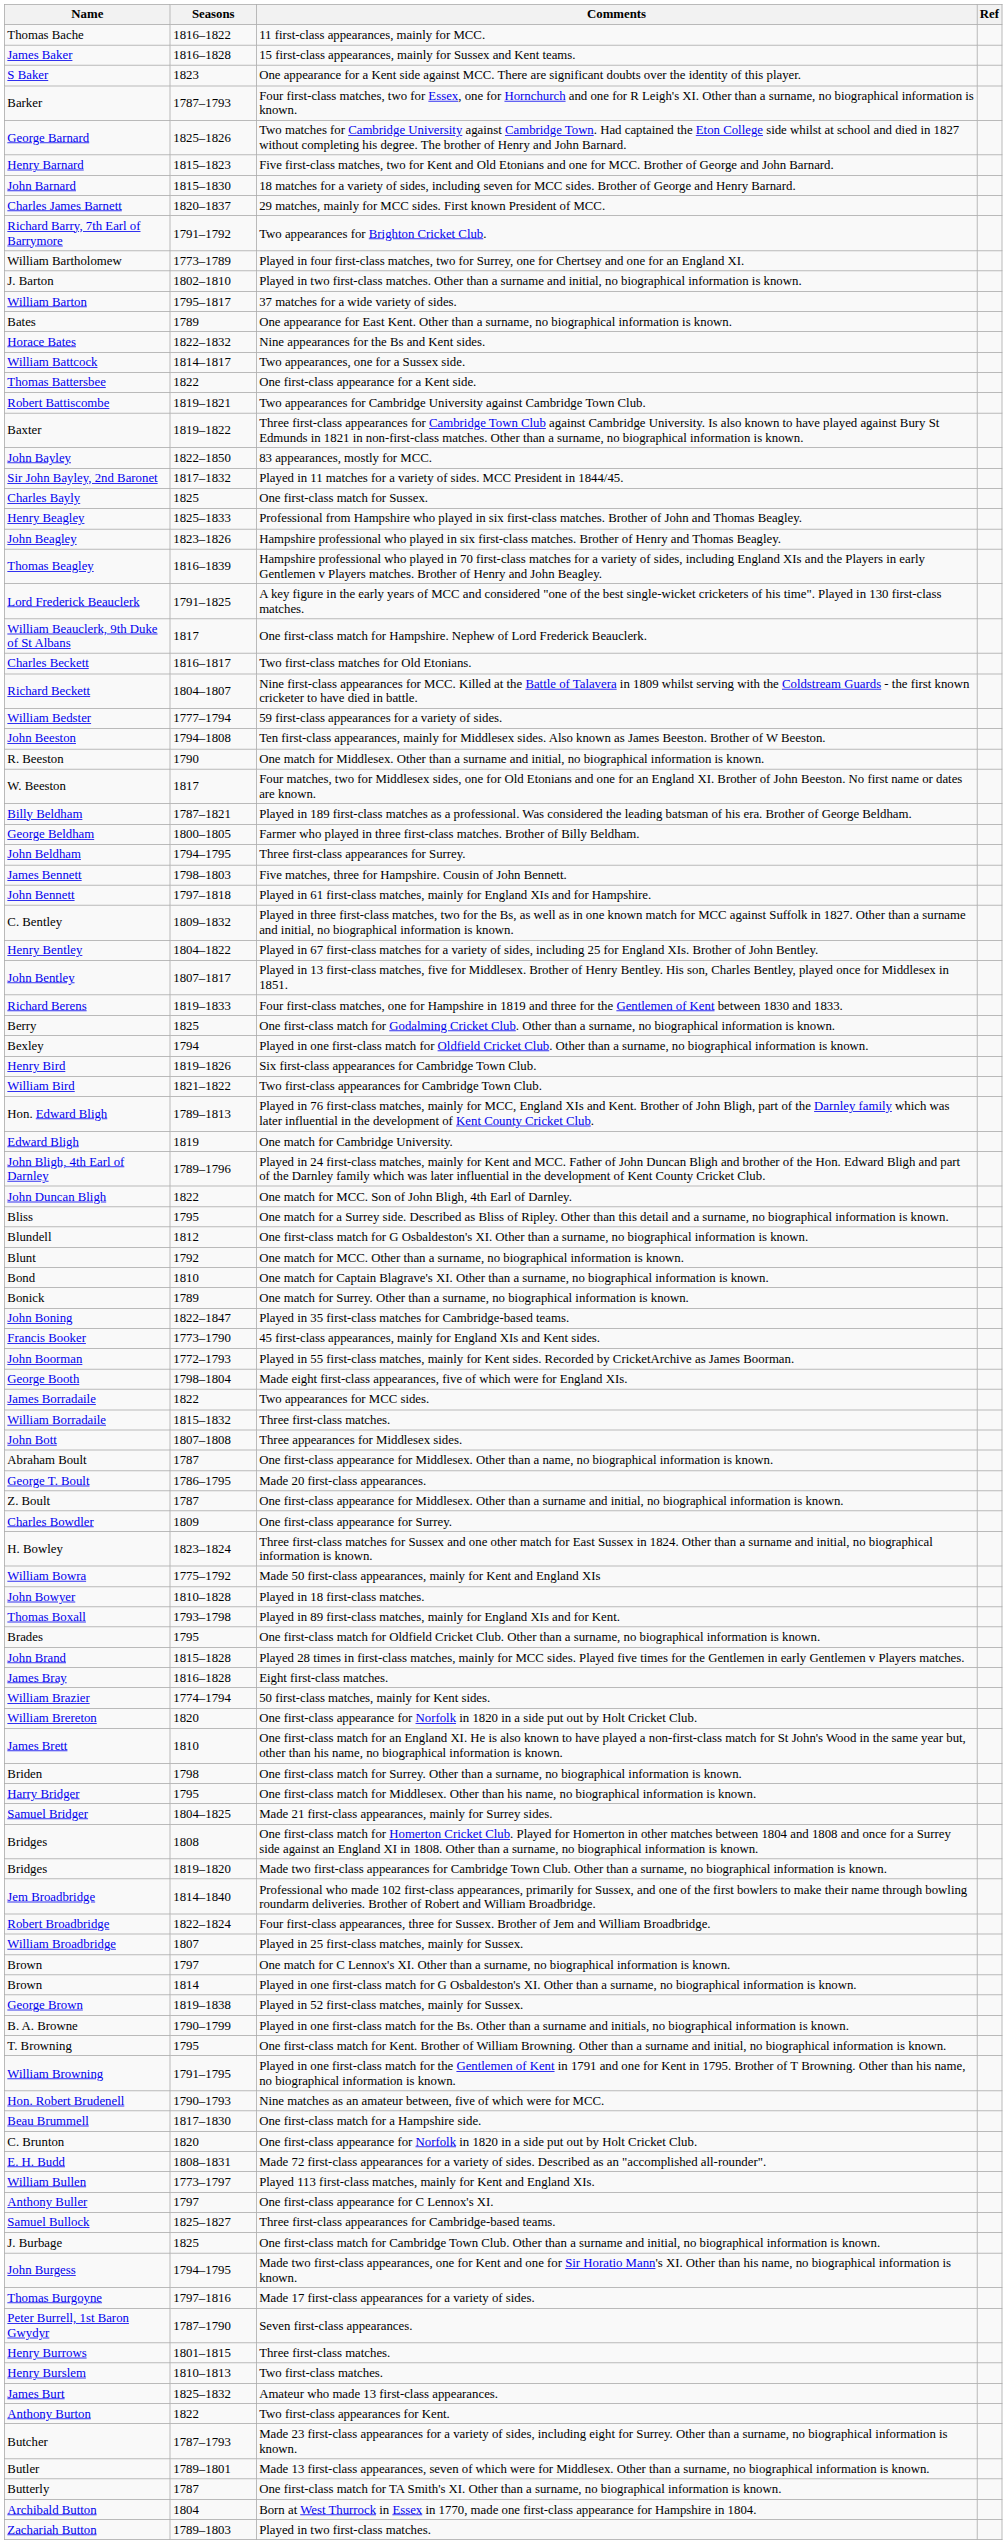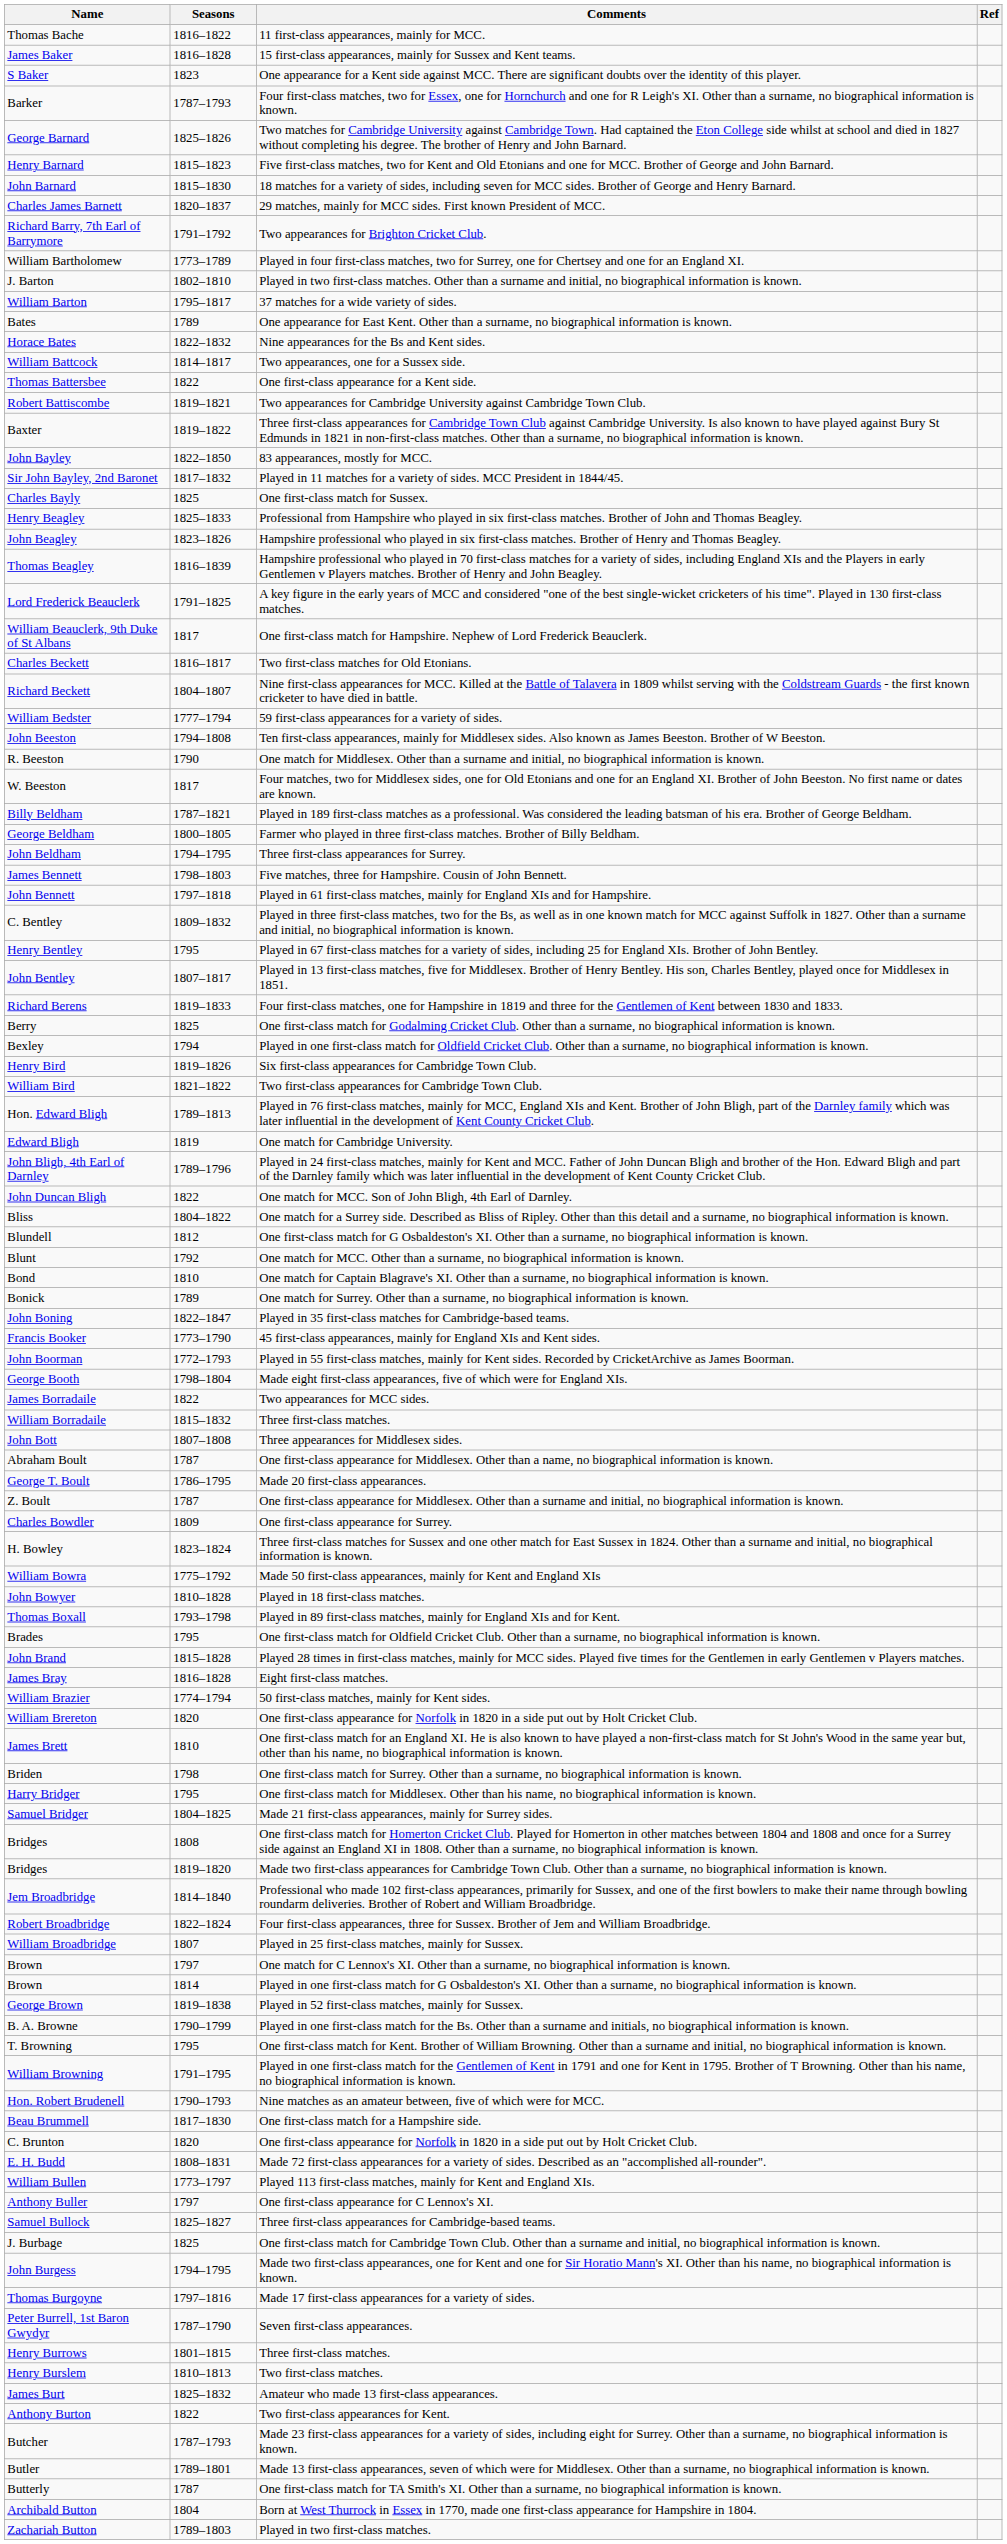(202, 950) 1804–1822 -> (186, 950) 1795
(186, 1216) 1795 -> (202, 1216) 1804–1822
